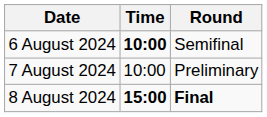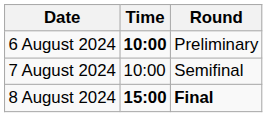(209, 44) Semifinal -> (216, 44) Preliminary
(216, 71) Preliminary -> (209, 71) Semifinal
